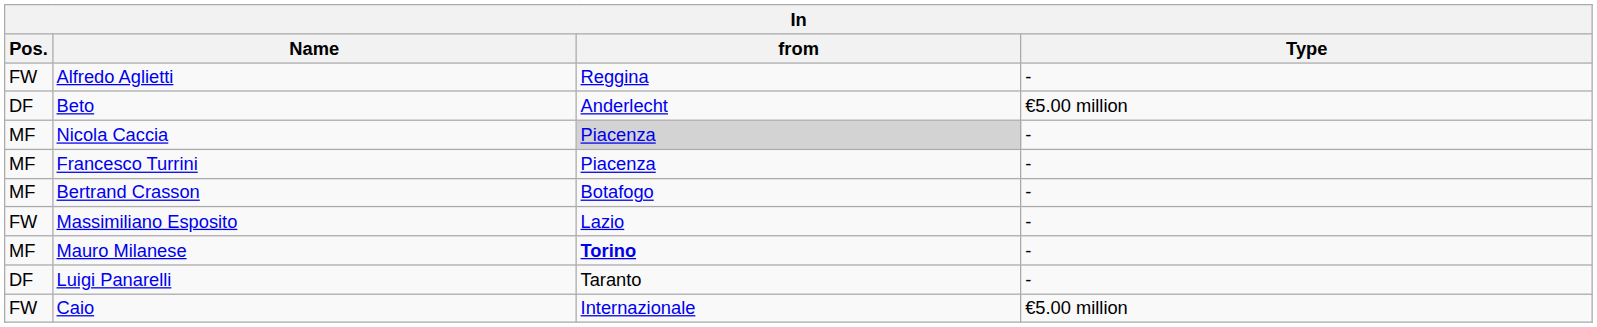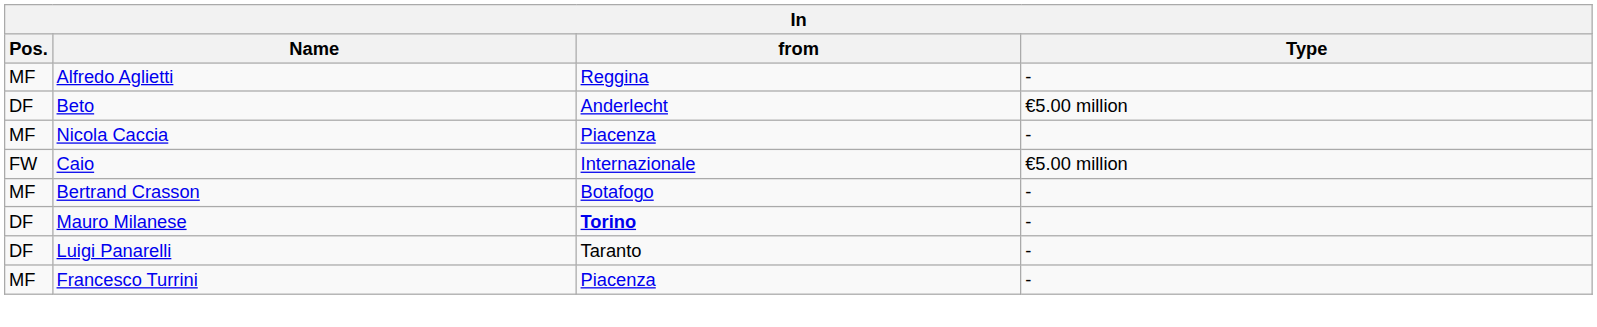(23, 77) FW -> (22, 77) MF
(618, 135) lightgrey background -> (618, 135) no background
rows swapped: (75, 308) <-> (127, 164)
- row: (147, 222)
(22, 251) MF -> (21, 222) DF
